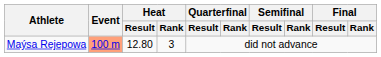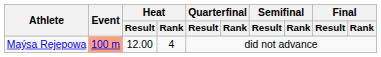(140, 45) 12.80 -> (140, 45) 12.00
(171, 45) 3 -> (171, 45) 4
